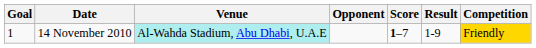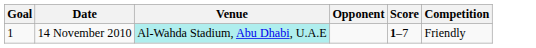- column: (441, 14)
(484, 33) gold background -> (445, 33) no background
